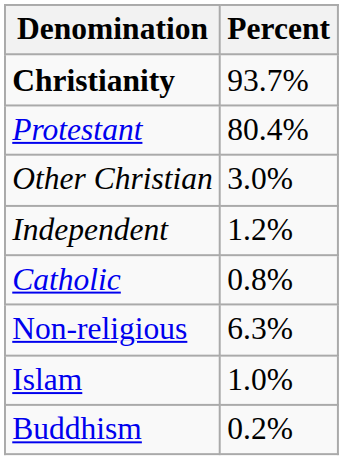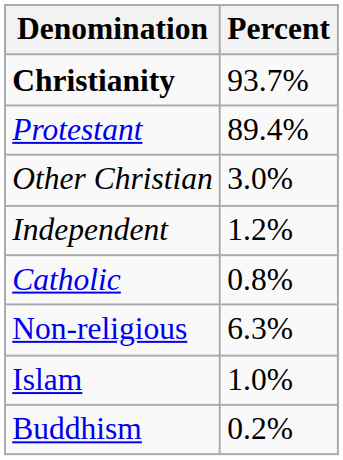(268, 129) 80.4% -> (268, 129) 89.4%
